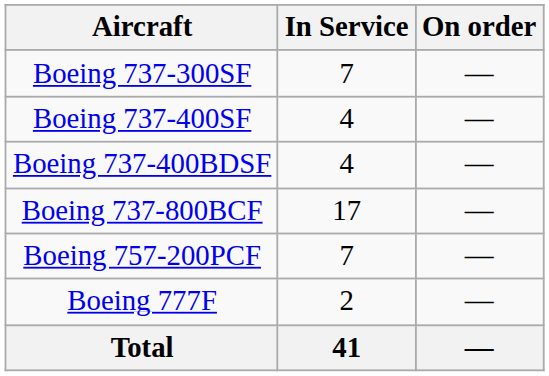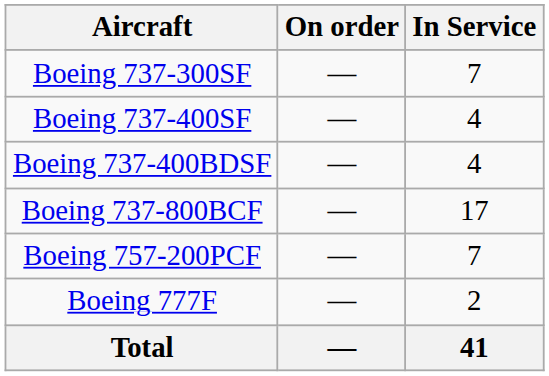columns swapped: (347, 27) <-> (479, 27)
